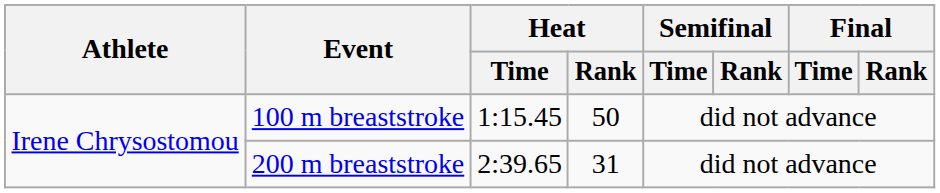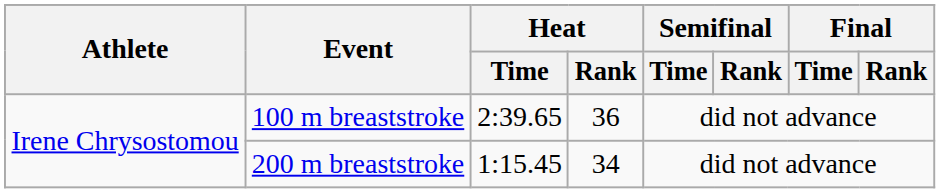(520, 117) 1:15.45 -> (520, 117) 2:39.65
(606, 117) 50 -> (606, 117) 36
(520, 163) 2:39.65 -> (520, 163) 1:15.45
(606, 163) 31 -> (606, 163) 34
